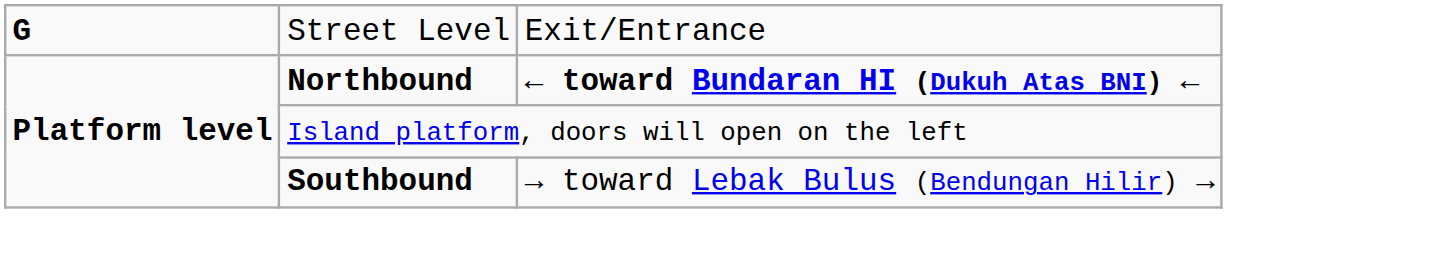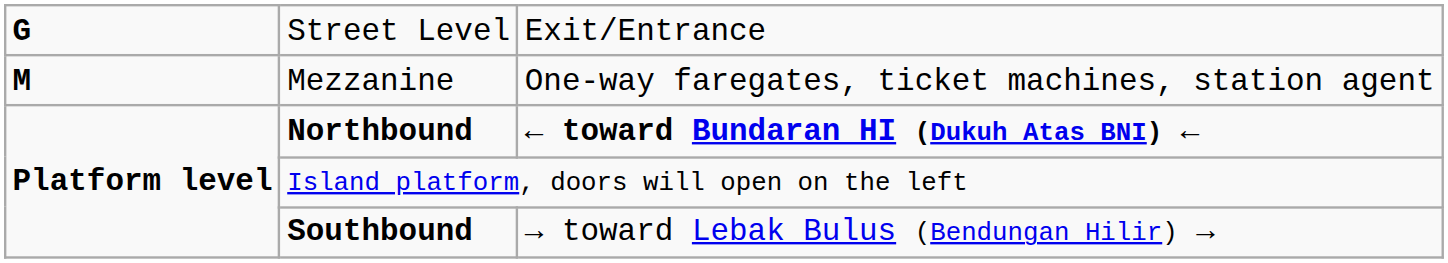+ row: (371, 81)
